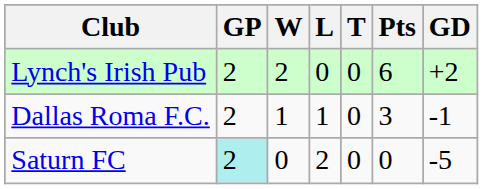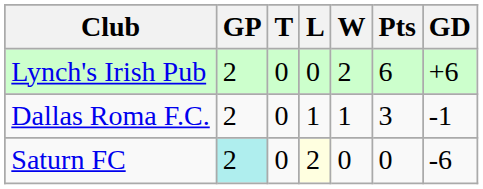columns swapped: (288, 26) <-> (356, 26)
(444, 71) +2 -> (444, 71) +6
(322, 159) no background -> (313, 159) lightyellow background
(440, 159) -5 -> (440, 159) -6
